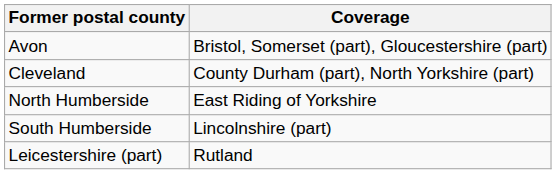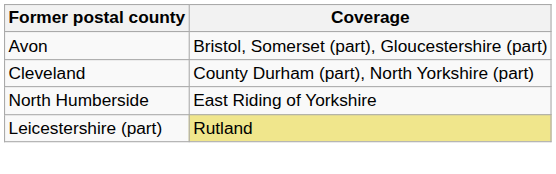- row: (80, 127)
(223, 155) no background -> (223, 127) khaki background
